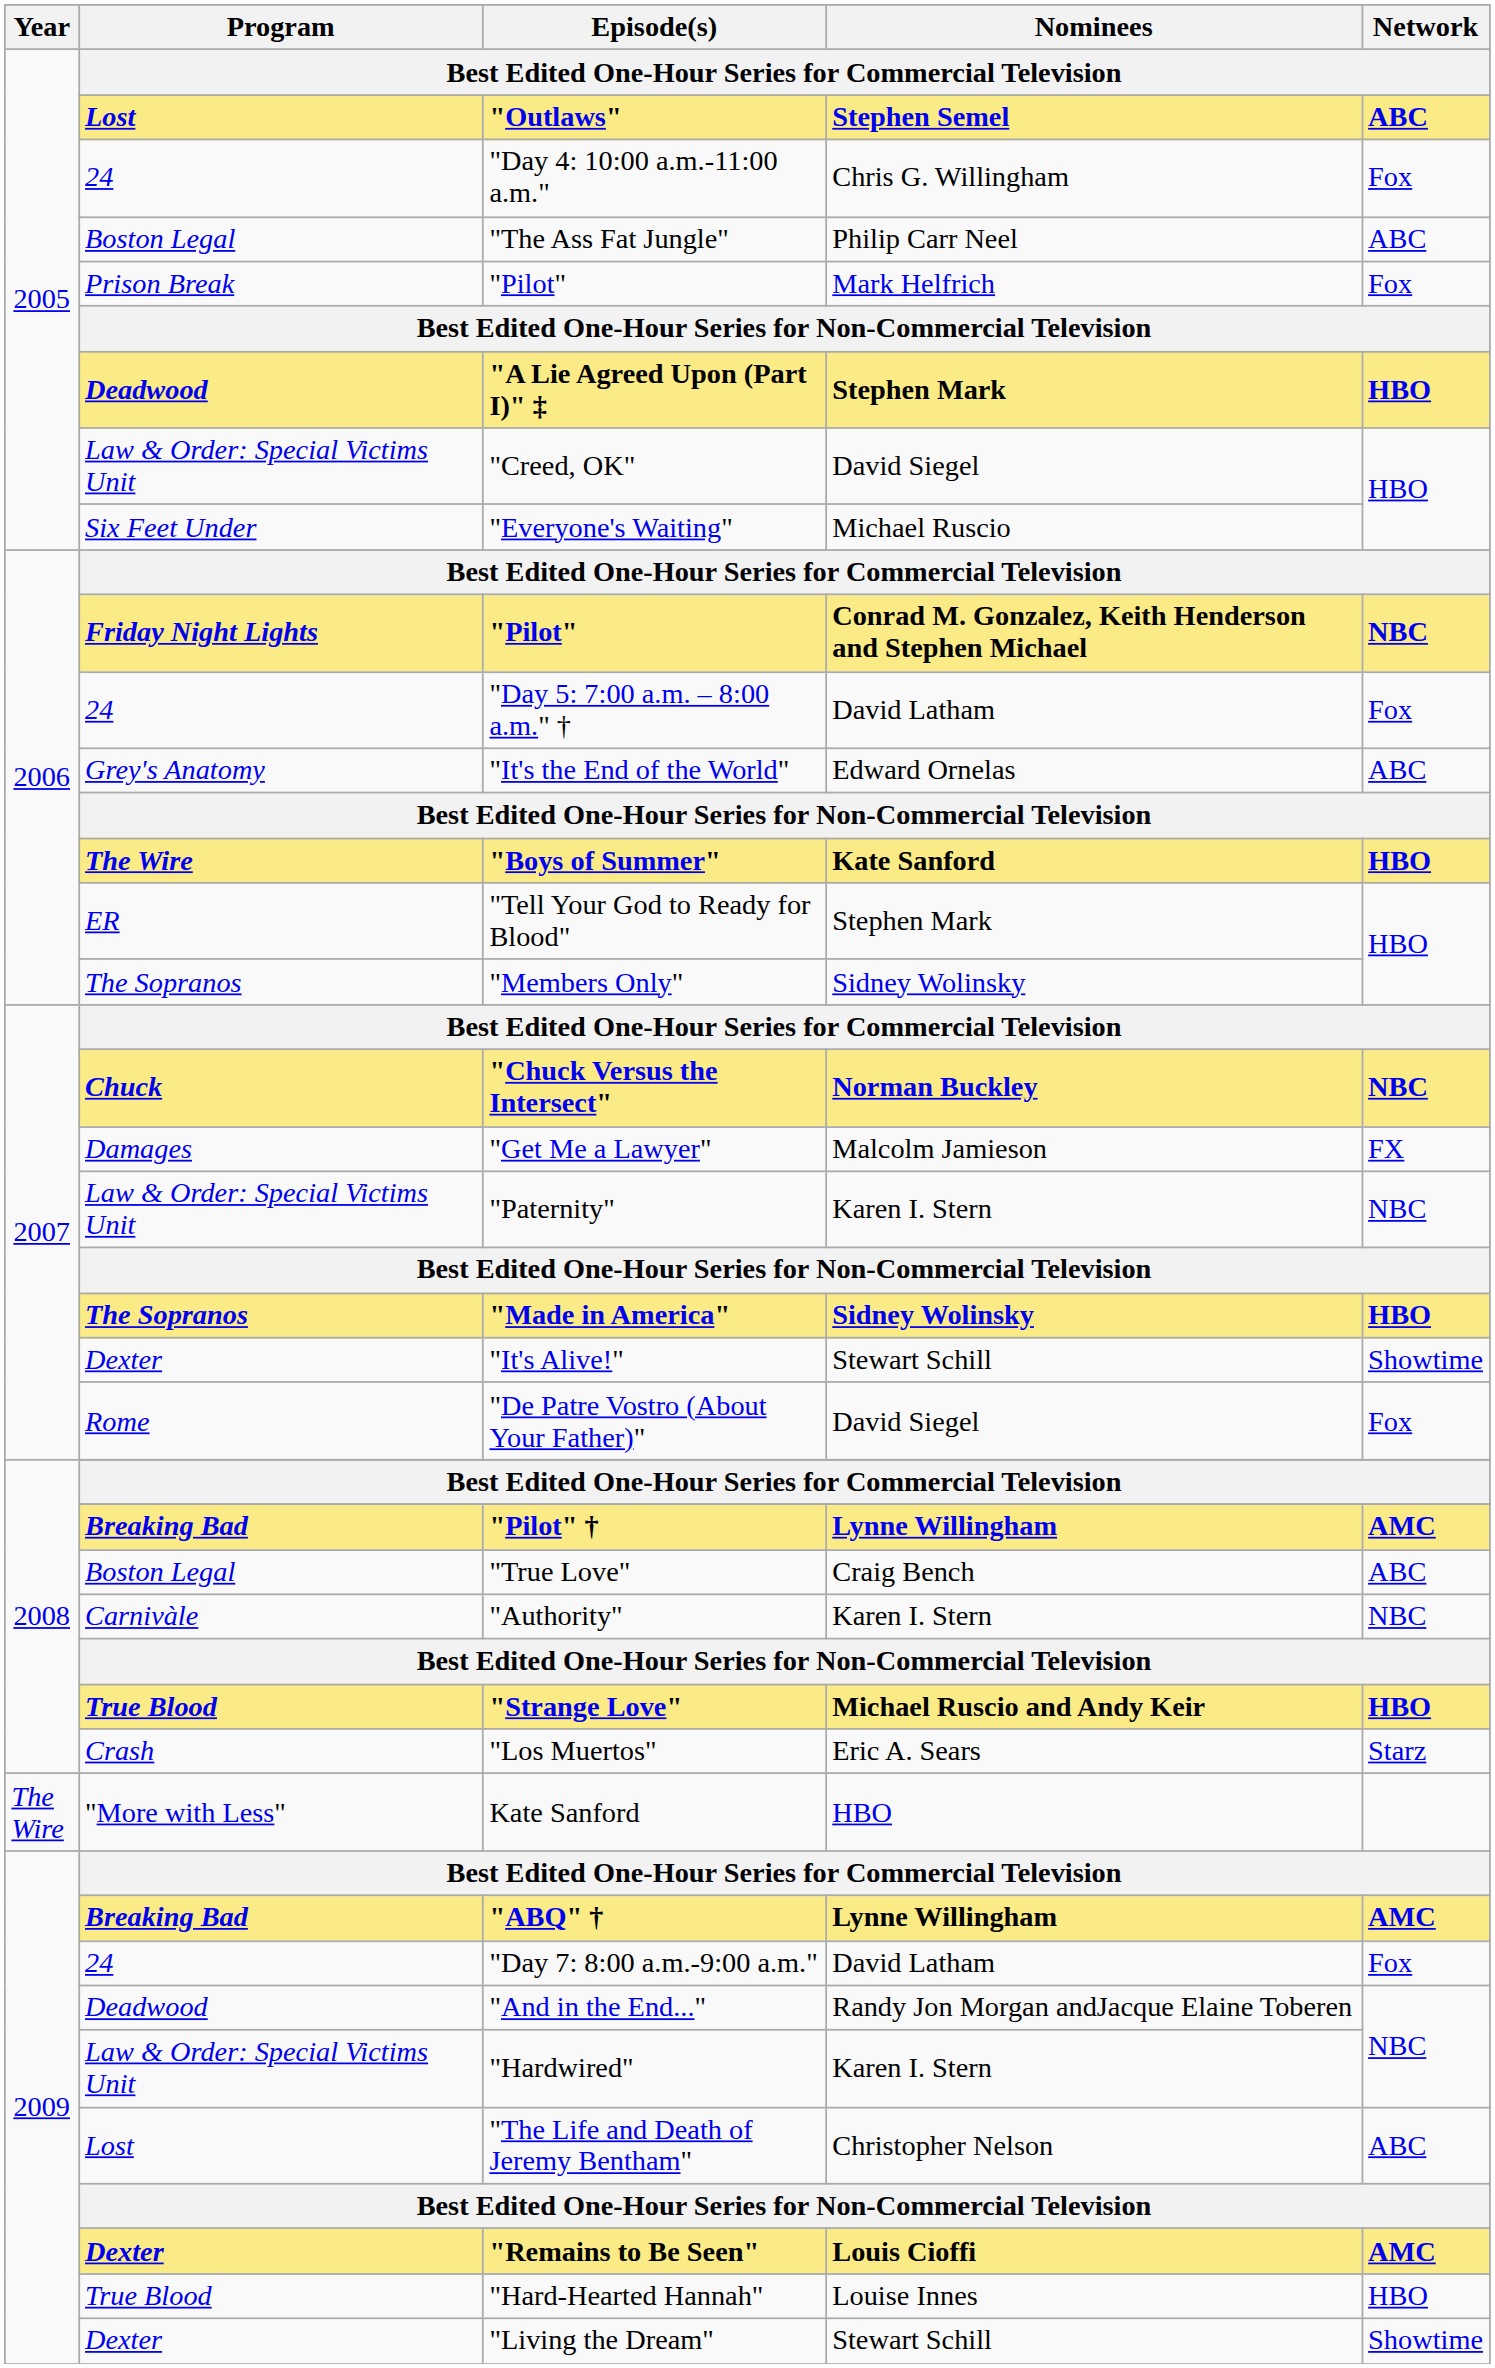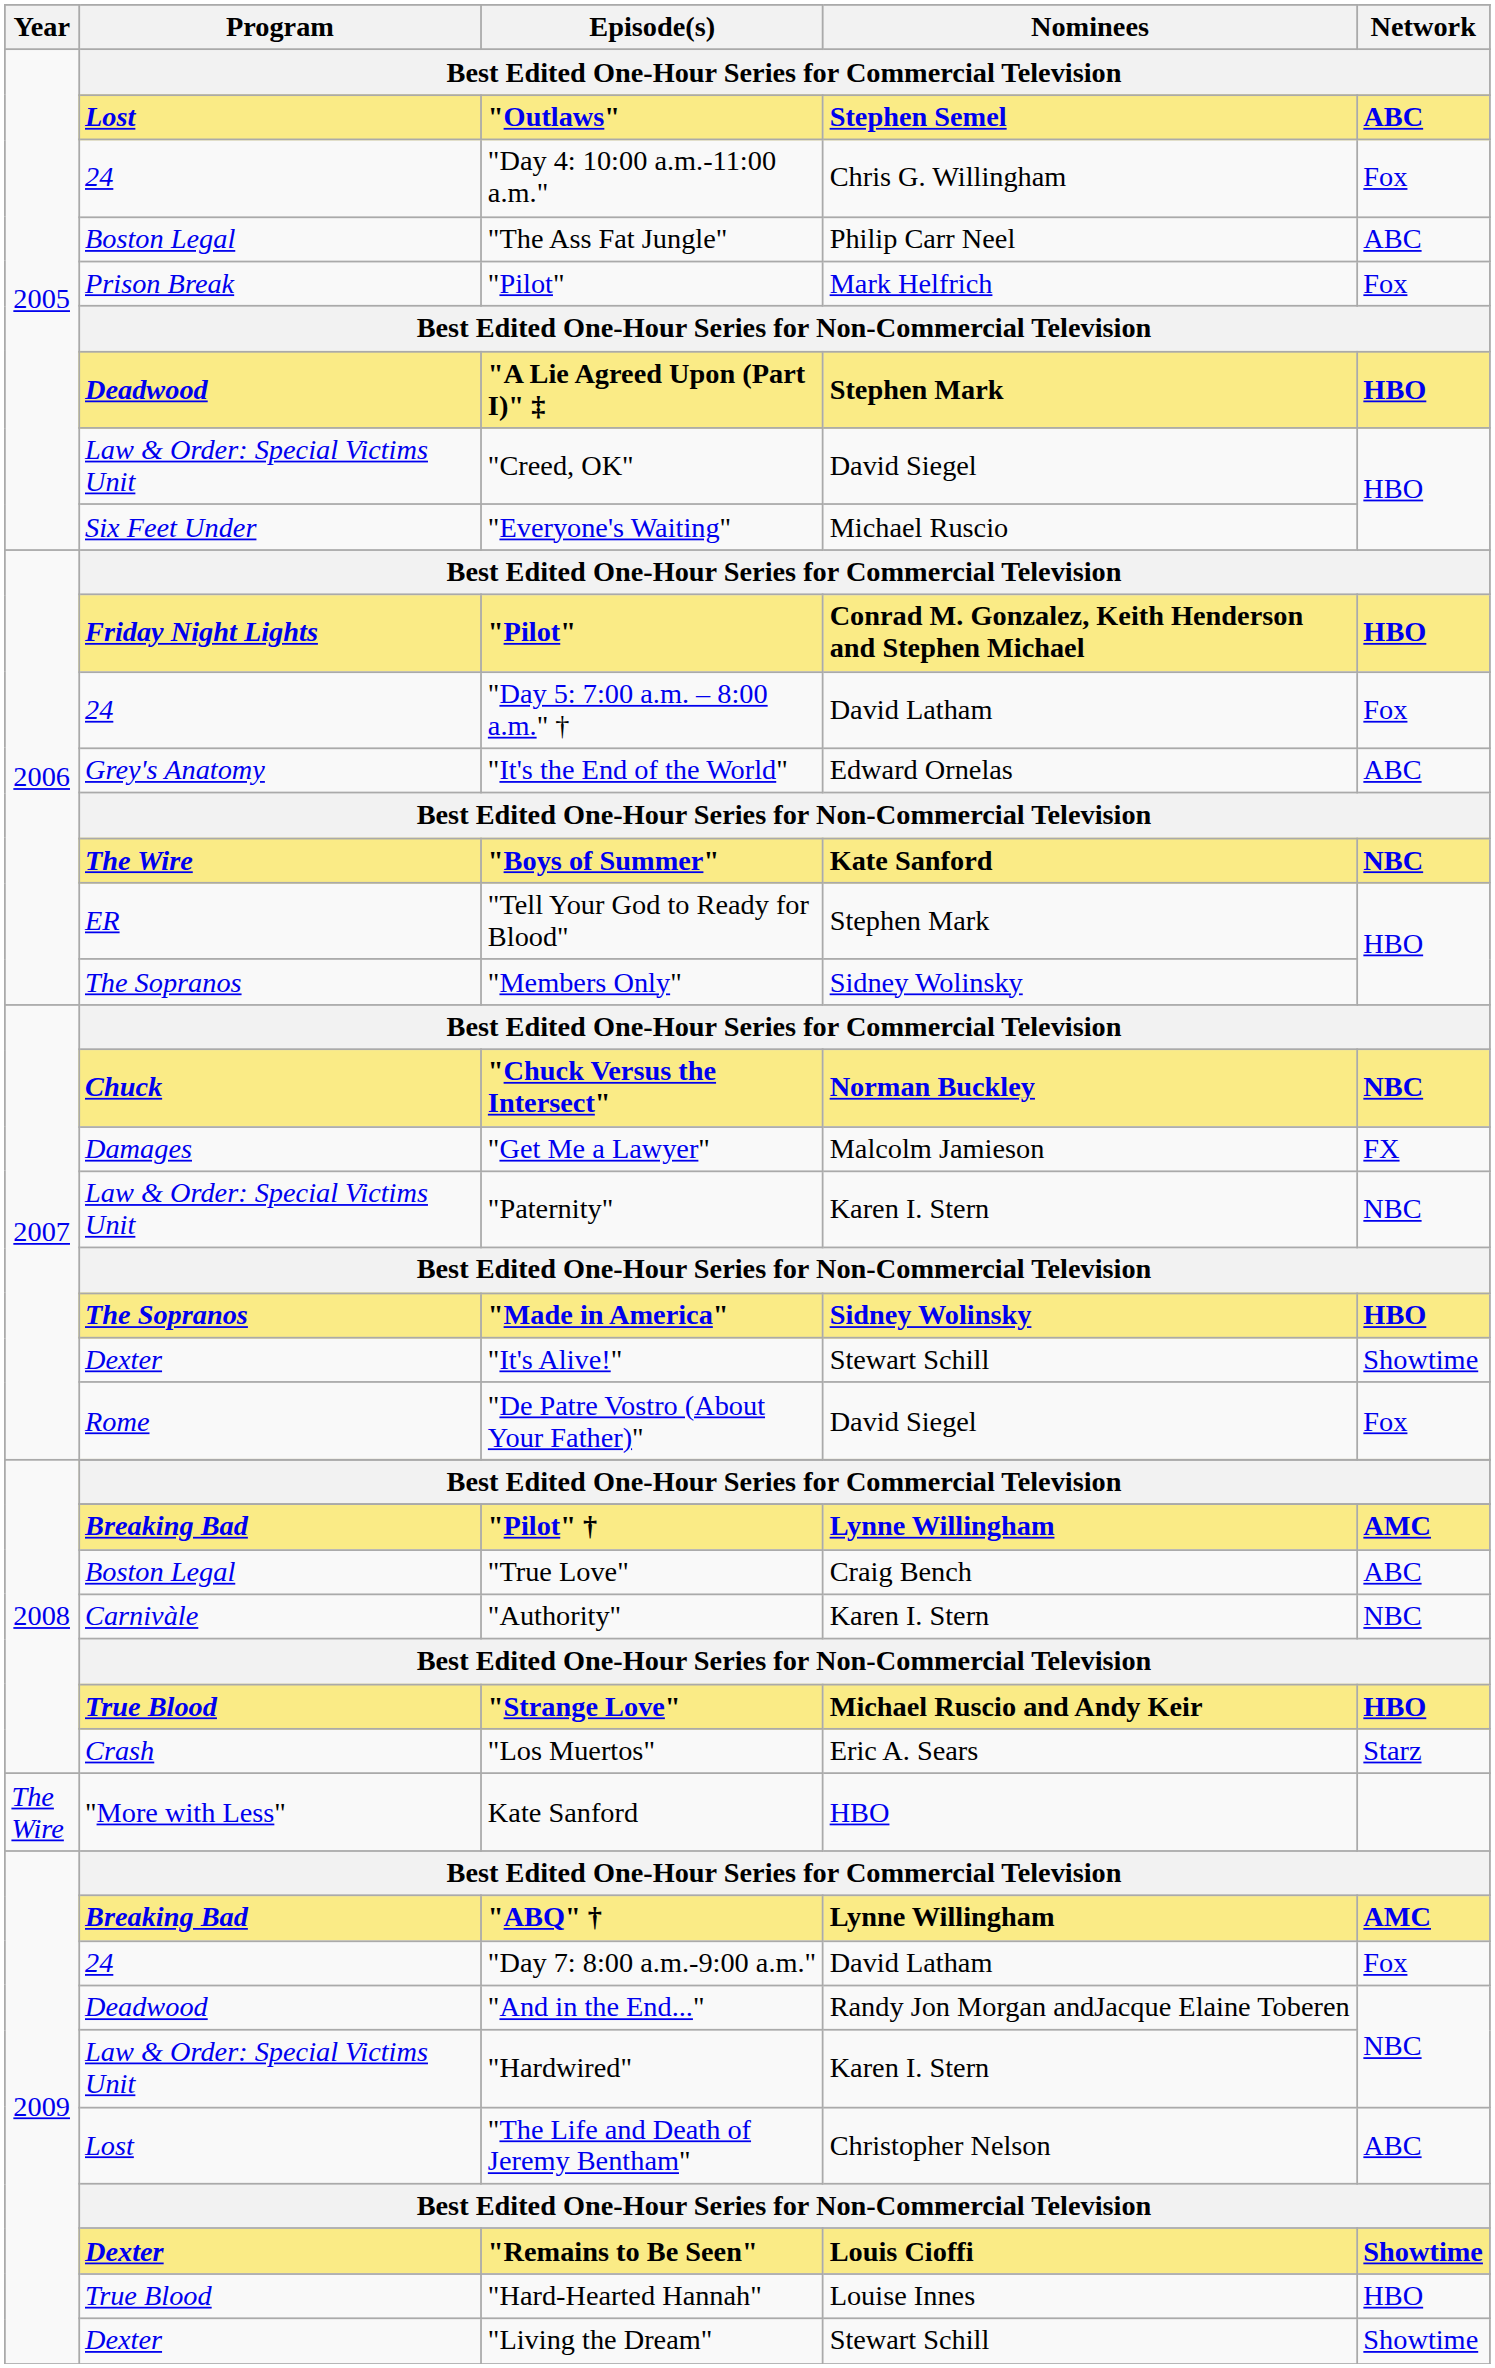(1398, 632) NBC -> (1395, 632) HBO
(1400, 859) HBO -> (1393, 859) NBC
(1402, 2250) AMC -> (1423, 2250) Showtime
